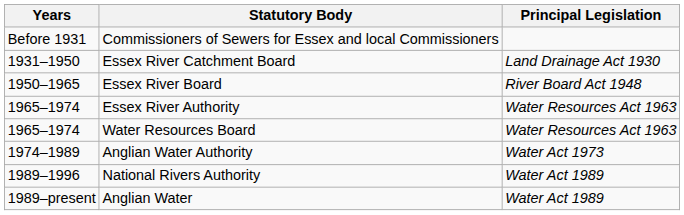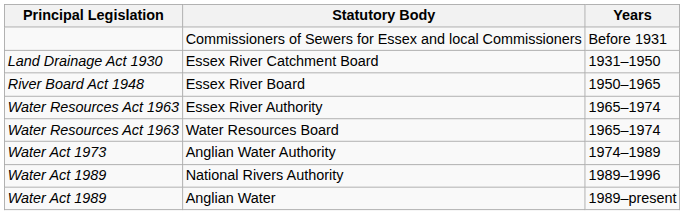columns swapped: (52, 15) <-> (591, 15)
